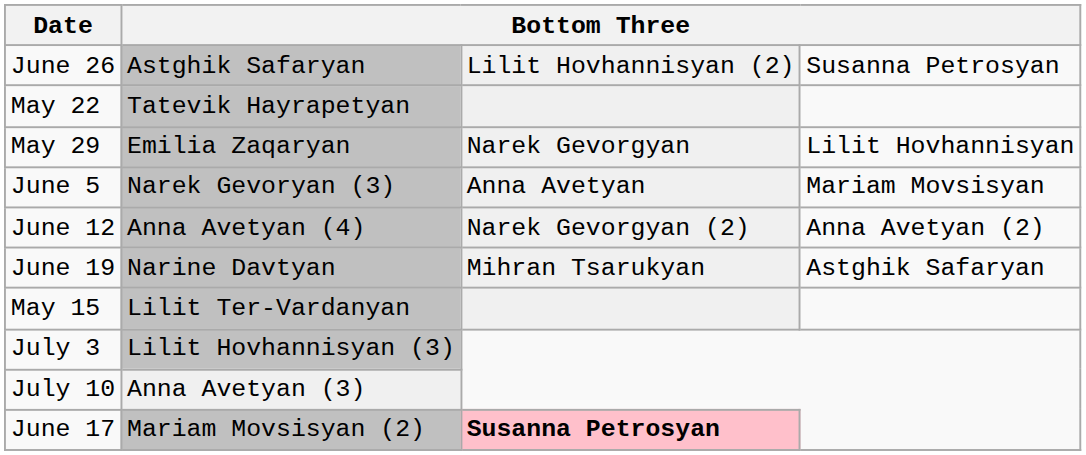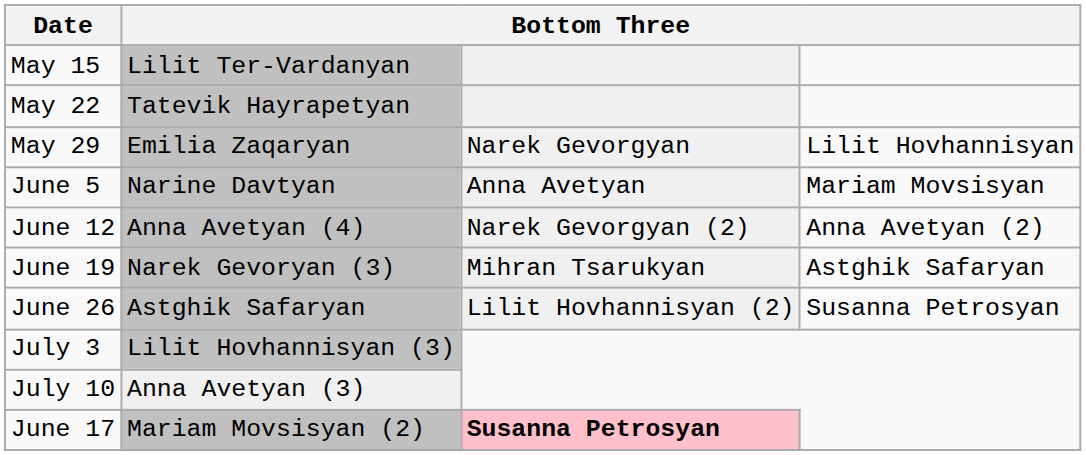rows swapped: (56, 308) <-> (63, 66)
(261, 187) Narek Gevoryan (3) -> (231, 187) Narine Davtyan
(231, 268) Narine Davtyan -> (261, 268) Narek Gevoryan (3)
